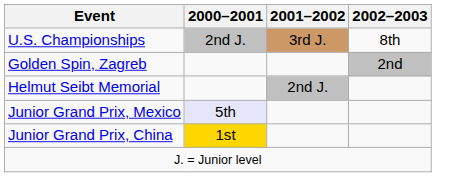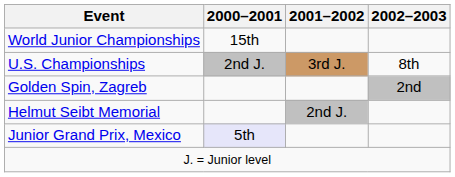+ row: (104, 40)
- row: (90, 135)
